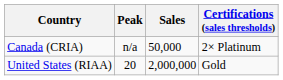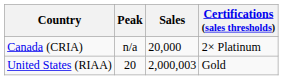(165, 46) 50,000 -> (165, 46) 20,000
(172, 65) 2,000,000 -> (172, 65) 2,000,003
